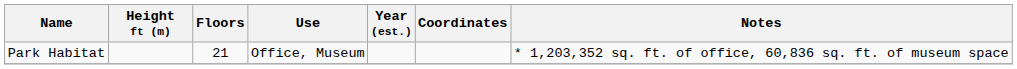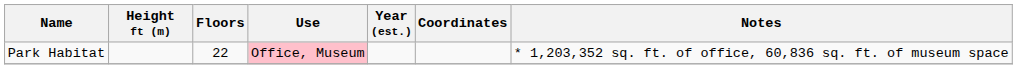(220, 53) 21 -> (220, 53) 22
(308, 53) no background -> (308, 53) pink background
